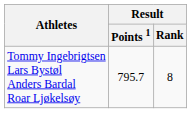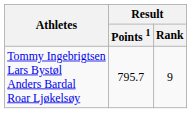(170, 77) 8 -> (170, 77) 9
